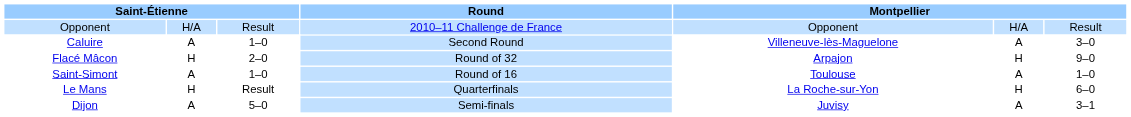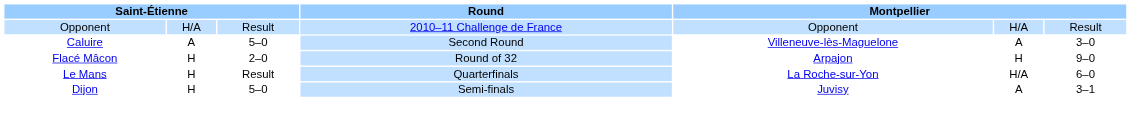(258, 42) 1–0 -> (258, 42) 5–0
- row: (85, 74)
(1019, 89) H -> (1019, 74) H/A
(191, 105) A -> (191, 89) H
